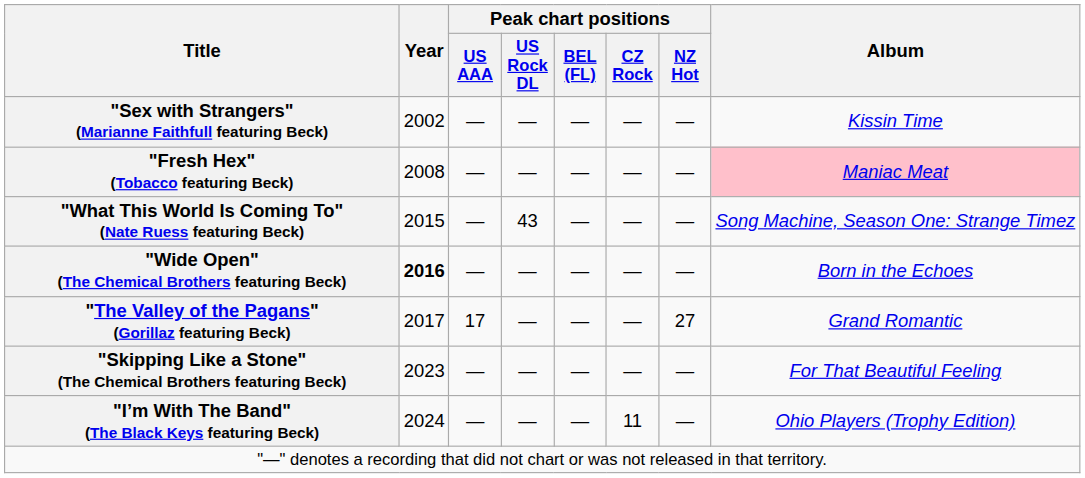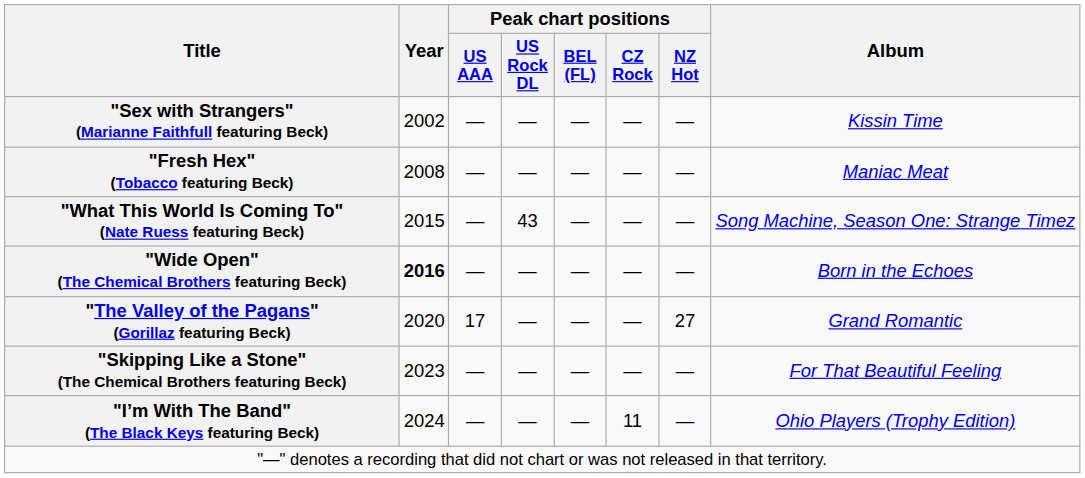(895, 171) pink background -> (895, 171) no background
(424, 321) 2017 -> (424, 321) 2020
